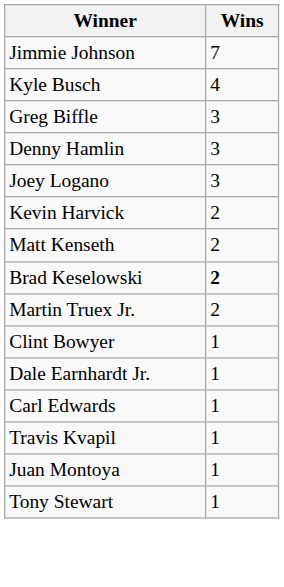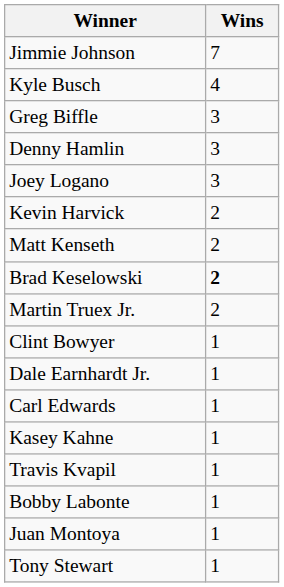+ row: (61, 437)
+ row: (69, 501)
